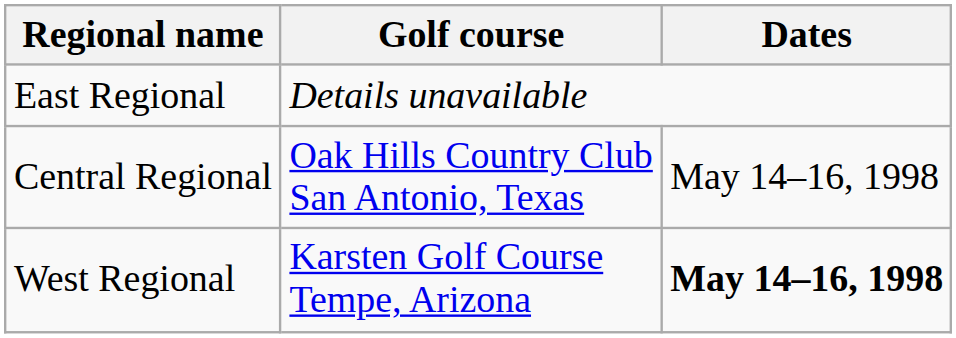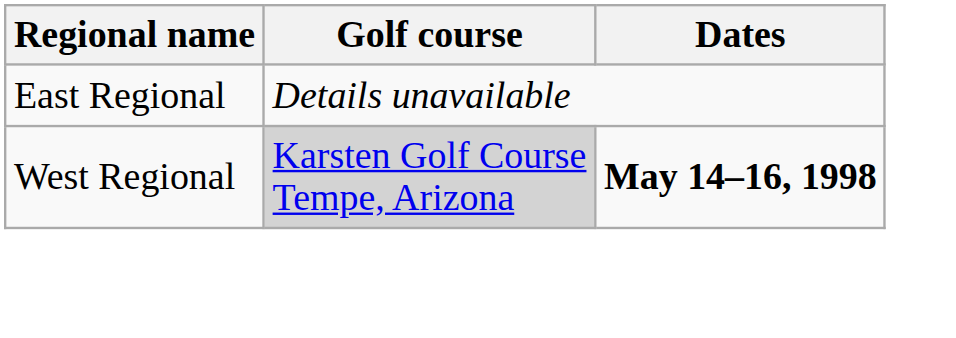- row: (143, 176)
(446, 278) no background -> (430, 176) lightgrey background
